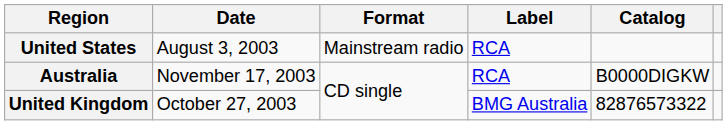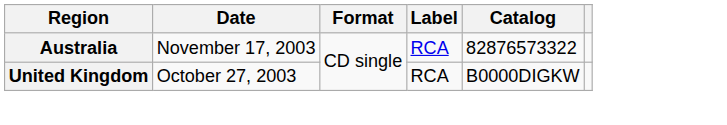- row: (79, 47)
(652, 76) B0000DIGKW -> (521, 47) 82876573322
(530, 104) BMG Australia -> (430, 76) RCA
(651, 104) 82876573322 -> (523, 76) B0000DIGKW
